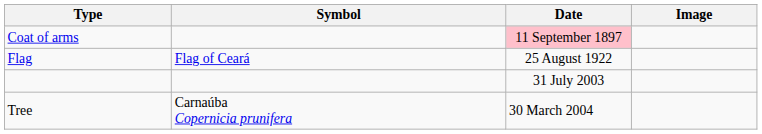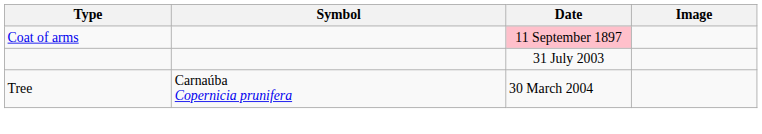- row: (20, 59)
